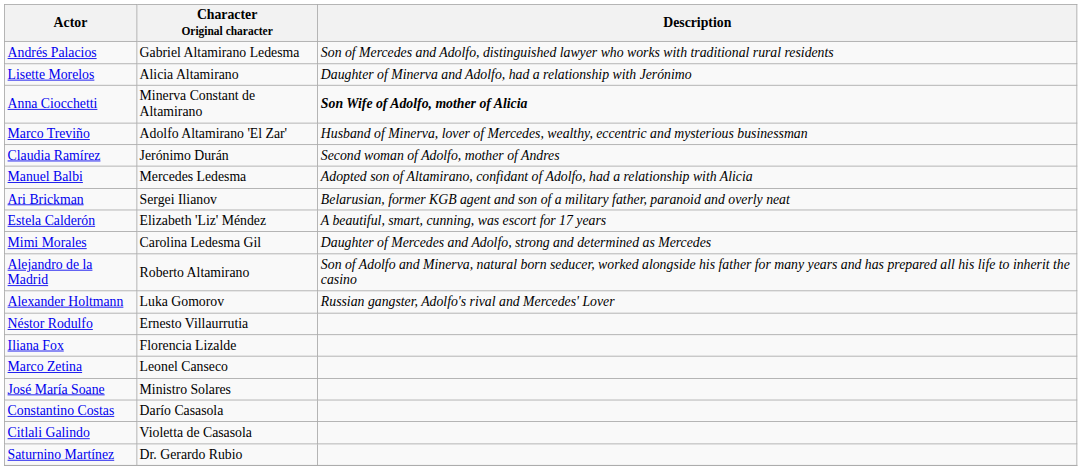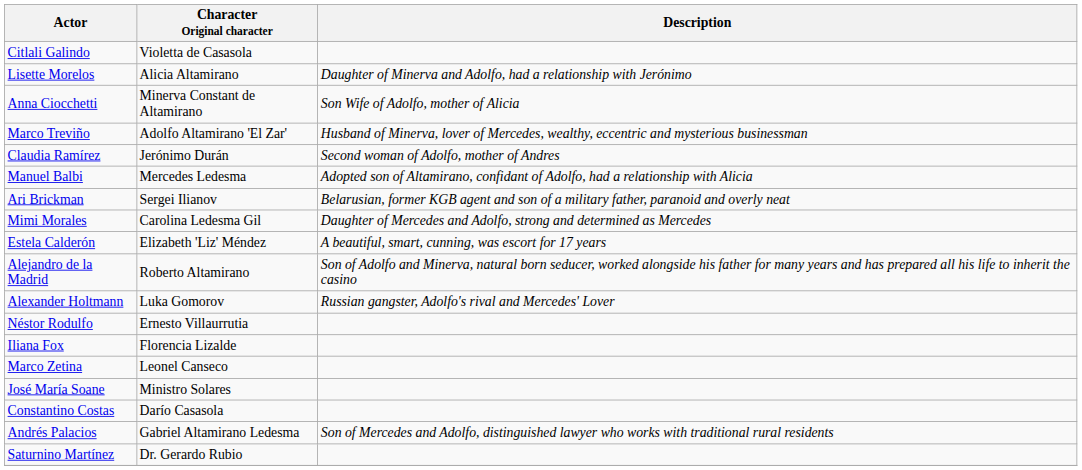rows swapped: (52, 52) <-> (49, 432)
(424, 104) bold -> (420, 104) normal
rows swapped: (47, 242) <-> (51, 220)
